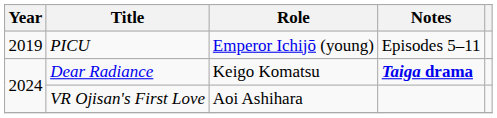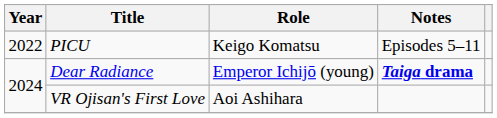(25, 44) 2019 -> (25, 44) 2022
(293, 44) Emperor Ichijō (young) -> (266, 44) Keigo Komatsu
(266, 71) Keigo Komatsu -> (293, 71) Emperor Ichijō (young)
